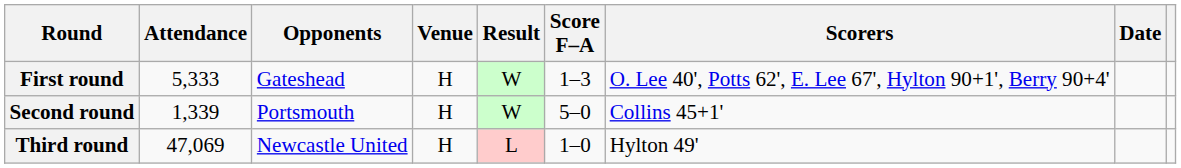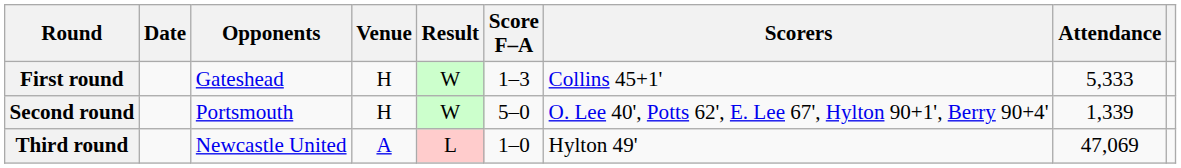columns swapped: (1140, 33) <-> (196, 33)
(860, 78) O. Lee 40', Potts 62', E. Lee 67', Hylton 90+1', Berry 90+4' -> (605, 78) Collins 45+1'
(667, 111) Collins 45+1' -> (799, 111) O. Lee 40', Potts 62', E. Lee 67', Hylton 90+1', Berry 90+4'
(445, 145) H -> (384, 145) A
